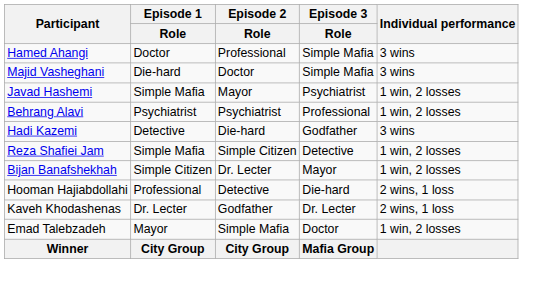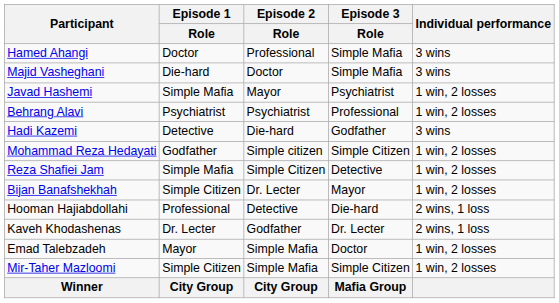+ row: (82, 151)
+ row: (61, 268)
